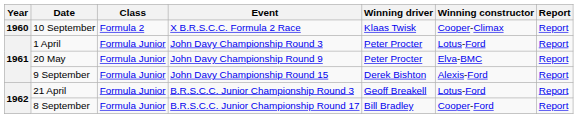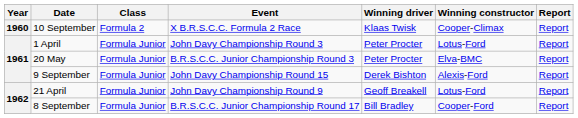(246, 59) John Davy Championship Round 9 -> (262, 59) B.R.S.C.C. Junior Championship Round 3
(262, 91) B.R.S.C.C. Junior Championship Round 3 -> (246, 91) John Davy Championship Round 9
